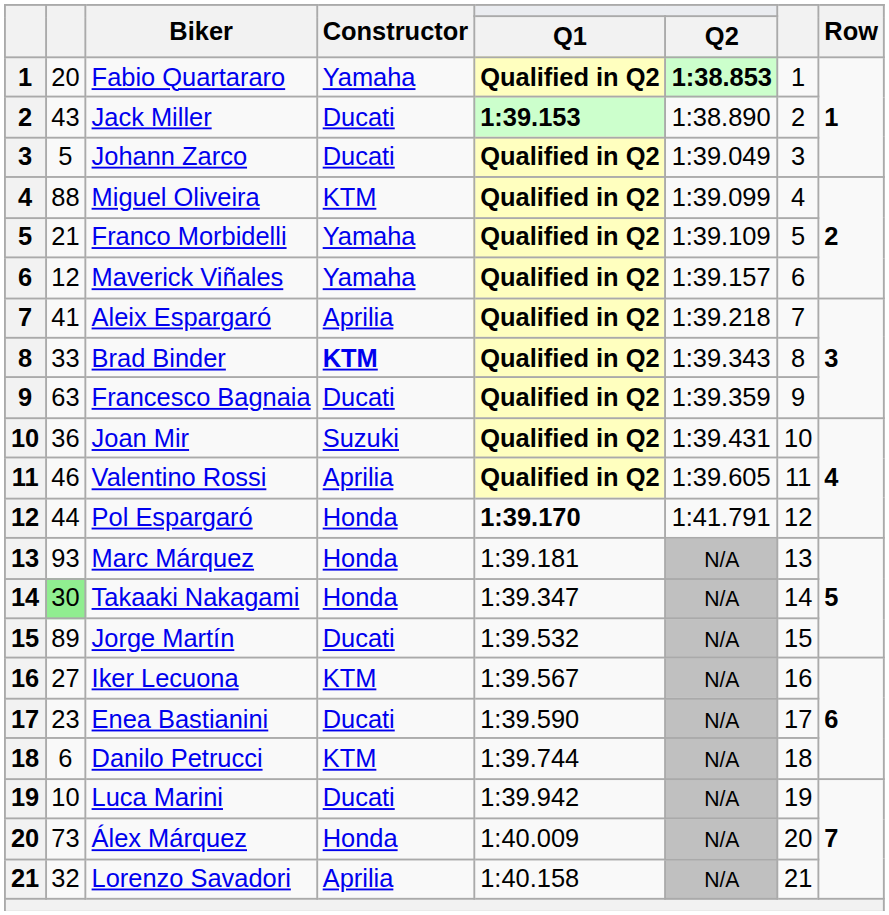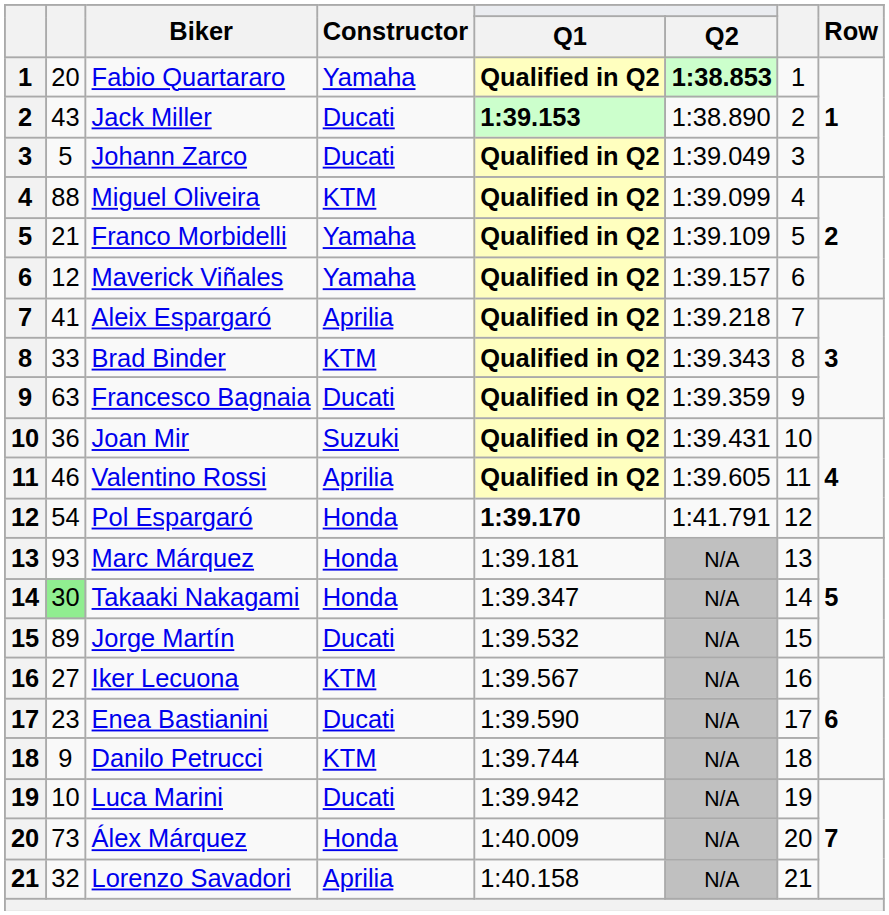(350, 357) bold -> (350, 357) normal
(65, 518) 44 -> (65, 518) 54
(65, 758) 6 -> (65, 758) 9
